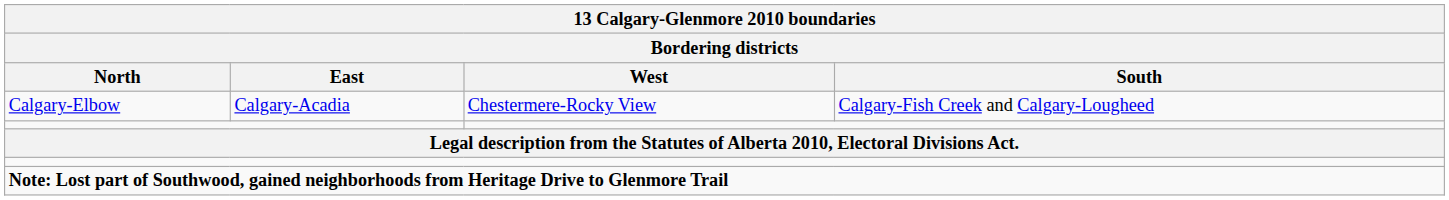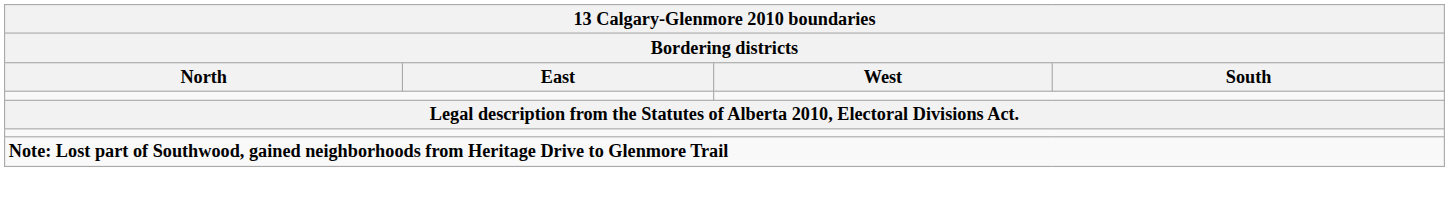- row: (64, 105)
